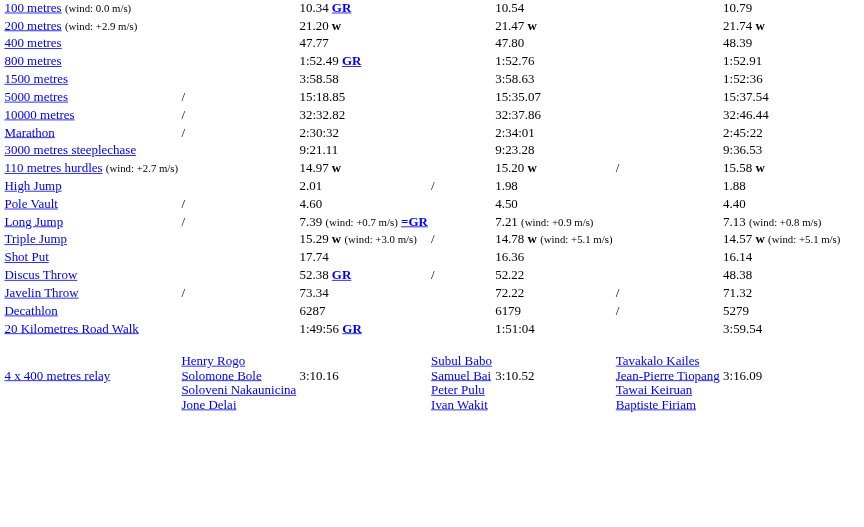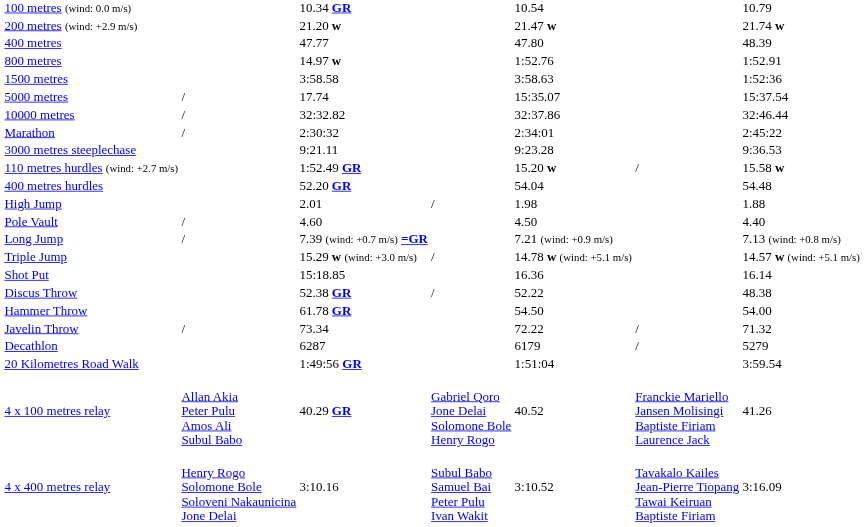(330, 61) 1:52.49 GR -> (320, 61) 14.97 w
(322, 96) 15:18.85 -> (314, 96) 17.74
(320, 168) 14.97 w -> (330, 168) 1:52.49 GR
+ row: (54, 186)
(314, 257) 17.74 -> (322, 275) 15:18.85
+ row: (46, 310)
+ row: (57, 411)
